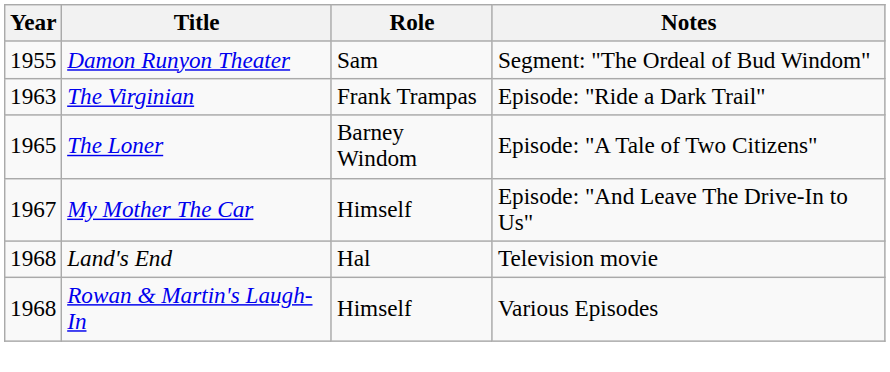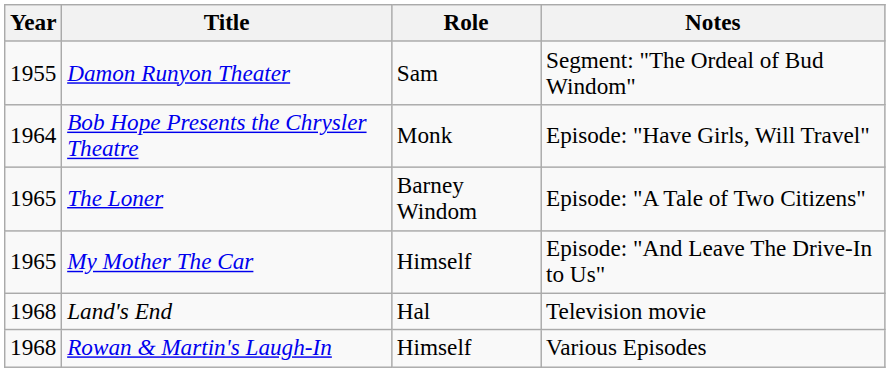- row: (131, 96)
+ row: (217, 135)
(33, 209) 1967 -> (33, 261) 1965
